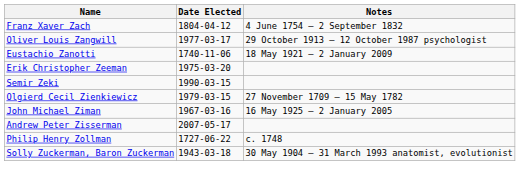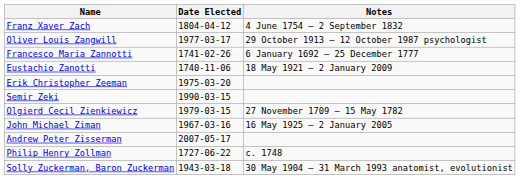+ row: (69, 54)
